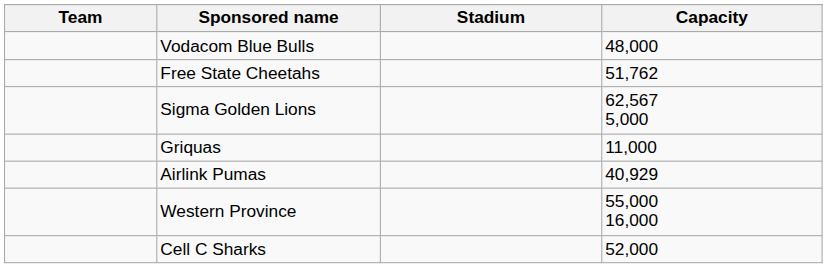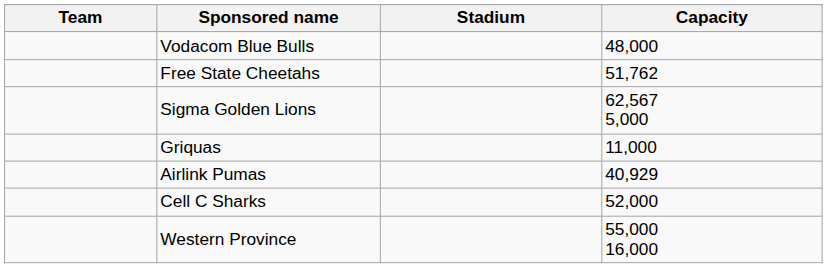rows swapped: (213, 248) <-> (228, 211)
